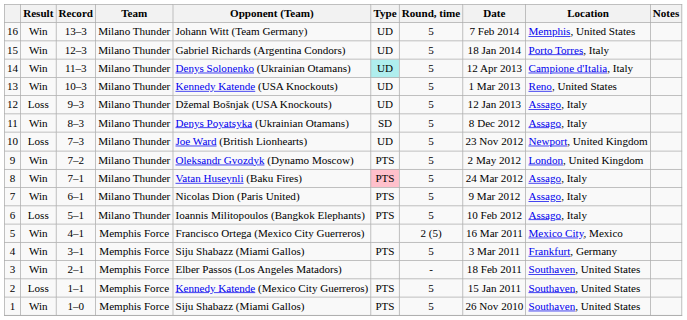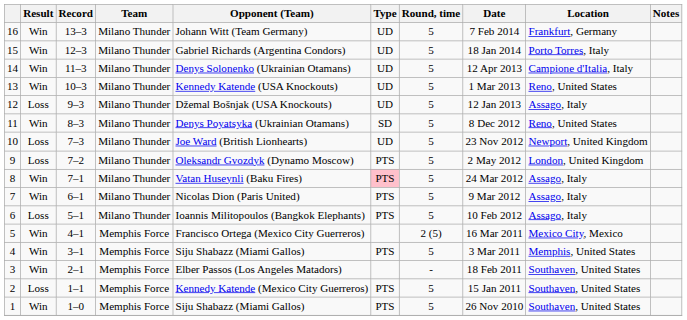(582, 32) Memphis, United States -> (573, 32) Frankfurt, Germany
(385, 68) paleturquoise background -> (385, 68) no background
(558, 123) Assago, Italy -> (573, 123) Reno, United States
(38, 160) Win -> (38, 160) Loss
(573, 251) Frankfurt, Germany -> (582, 251) Memphis, United States
